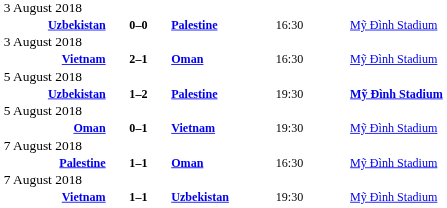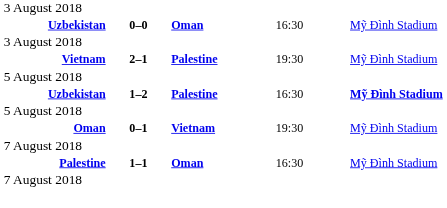(194, 25) Palestine -> (187, 25) Oman
(187, 59) Oman -> (194, 59) Palestine
(289, 59) 16:30 -> (289, 59) 19:30
(289, 93) 19:30 -> (289, 93) 16:30
- row: (84, 197)
